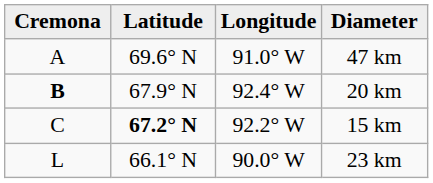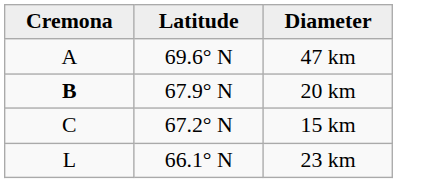- column: (269, 21)
(163, 125) bold -> (199, 125) normal
